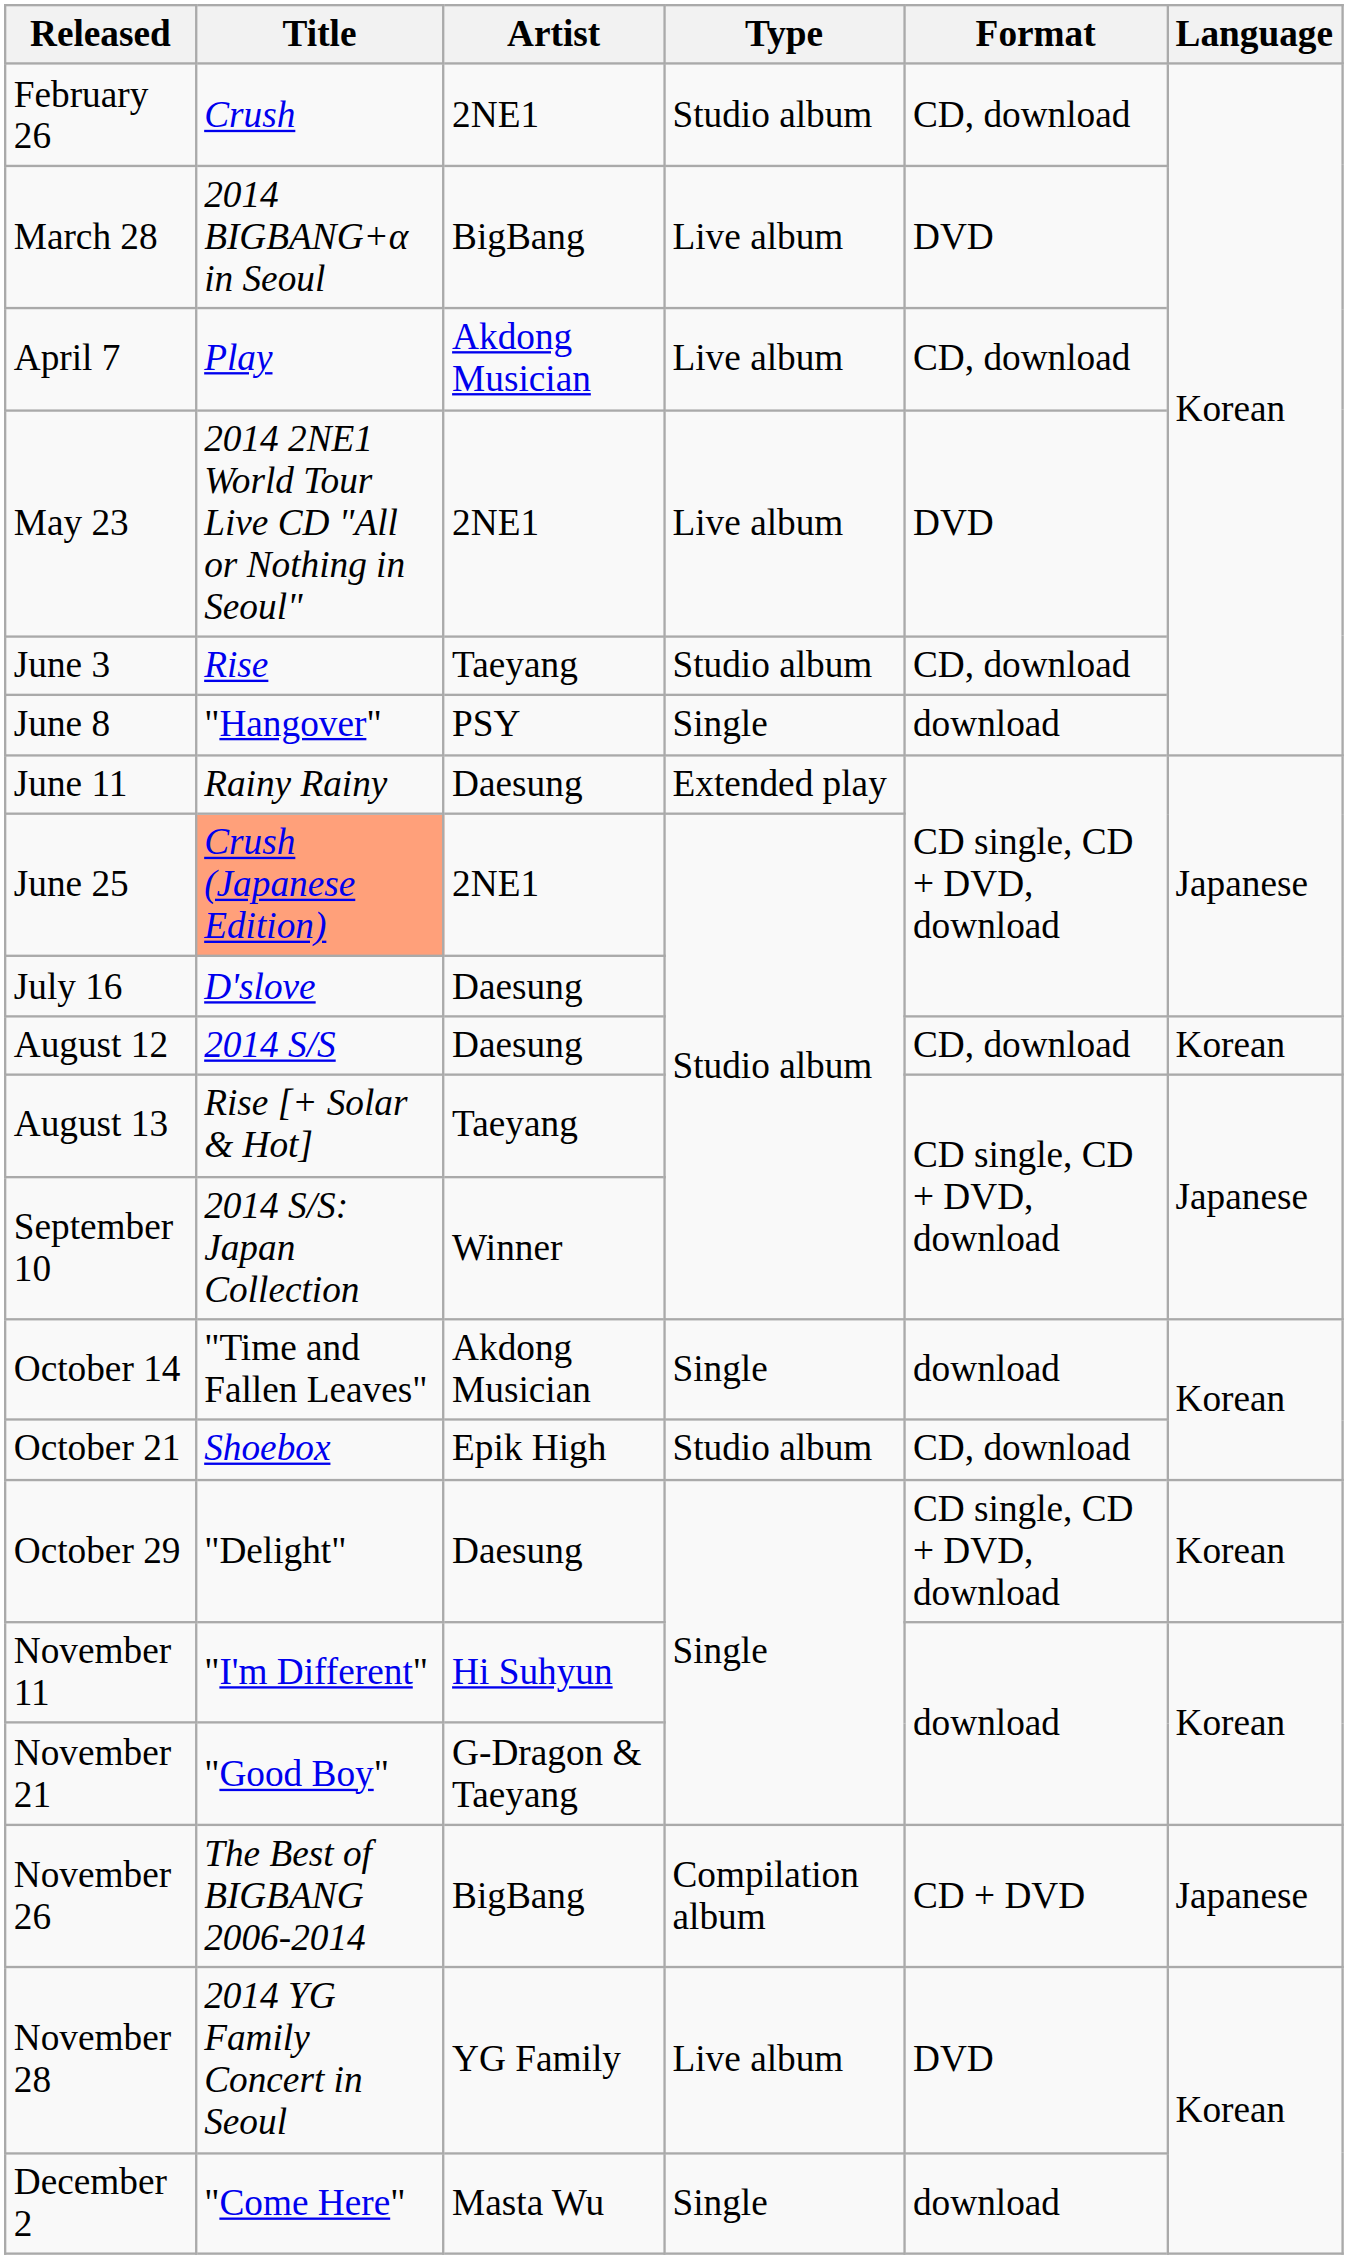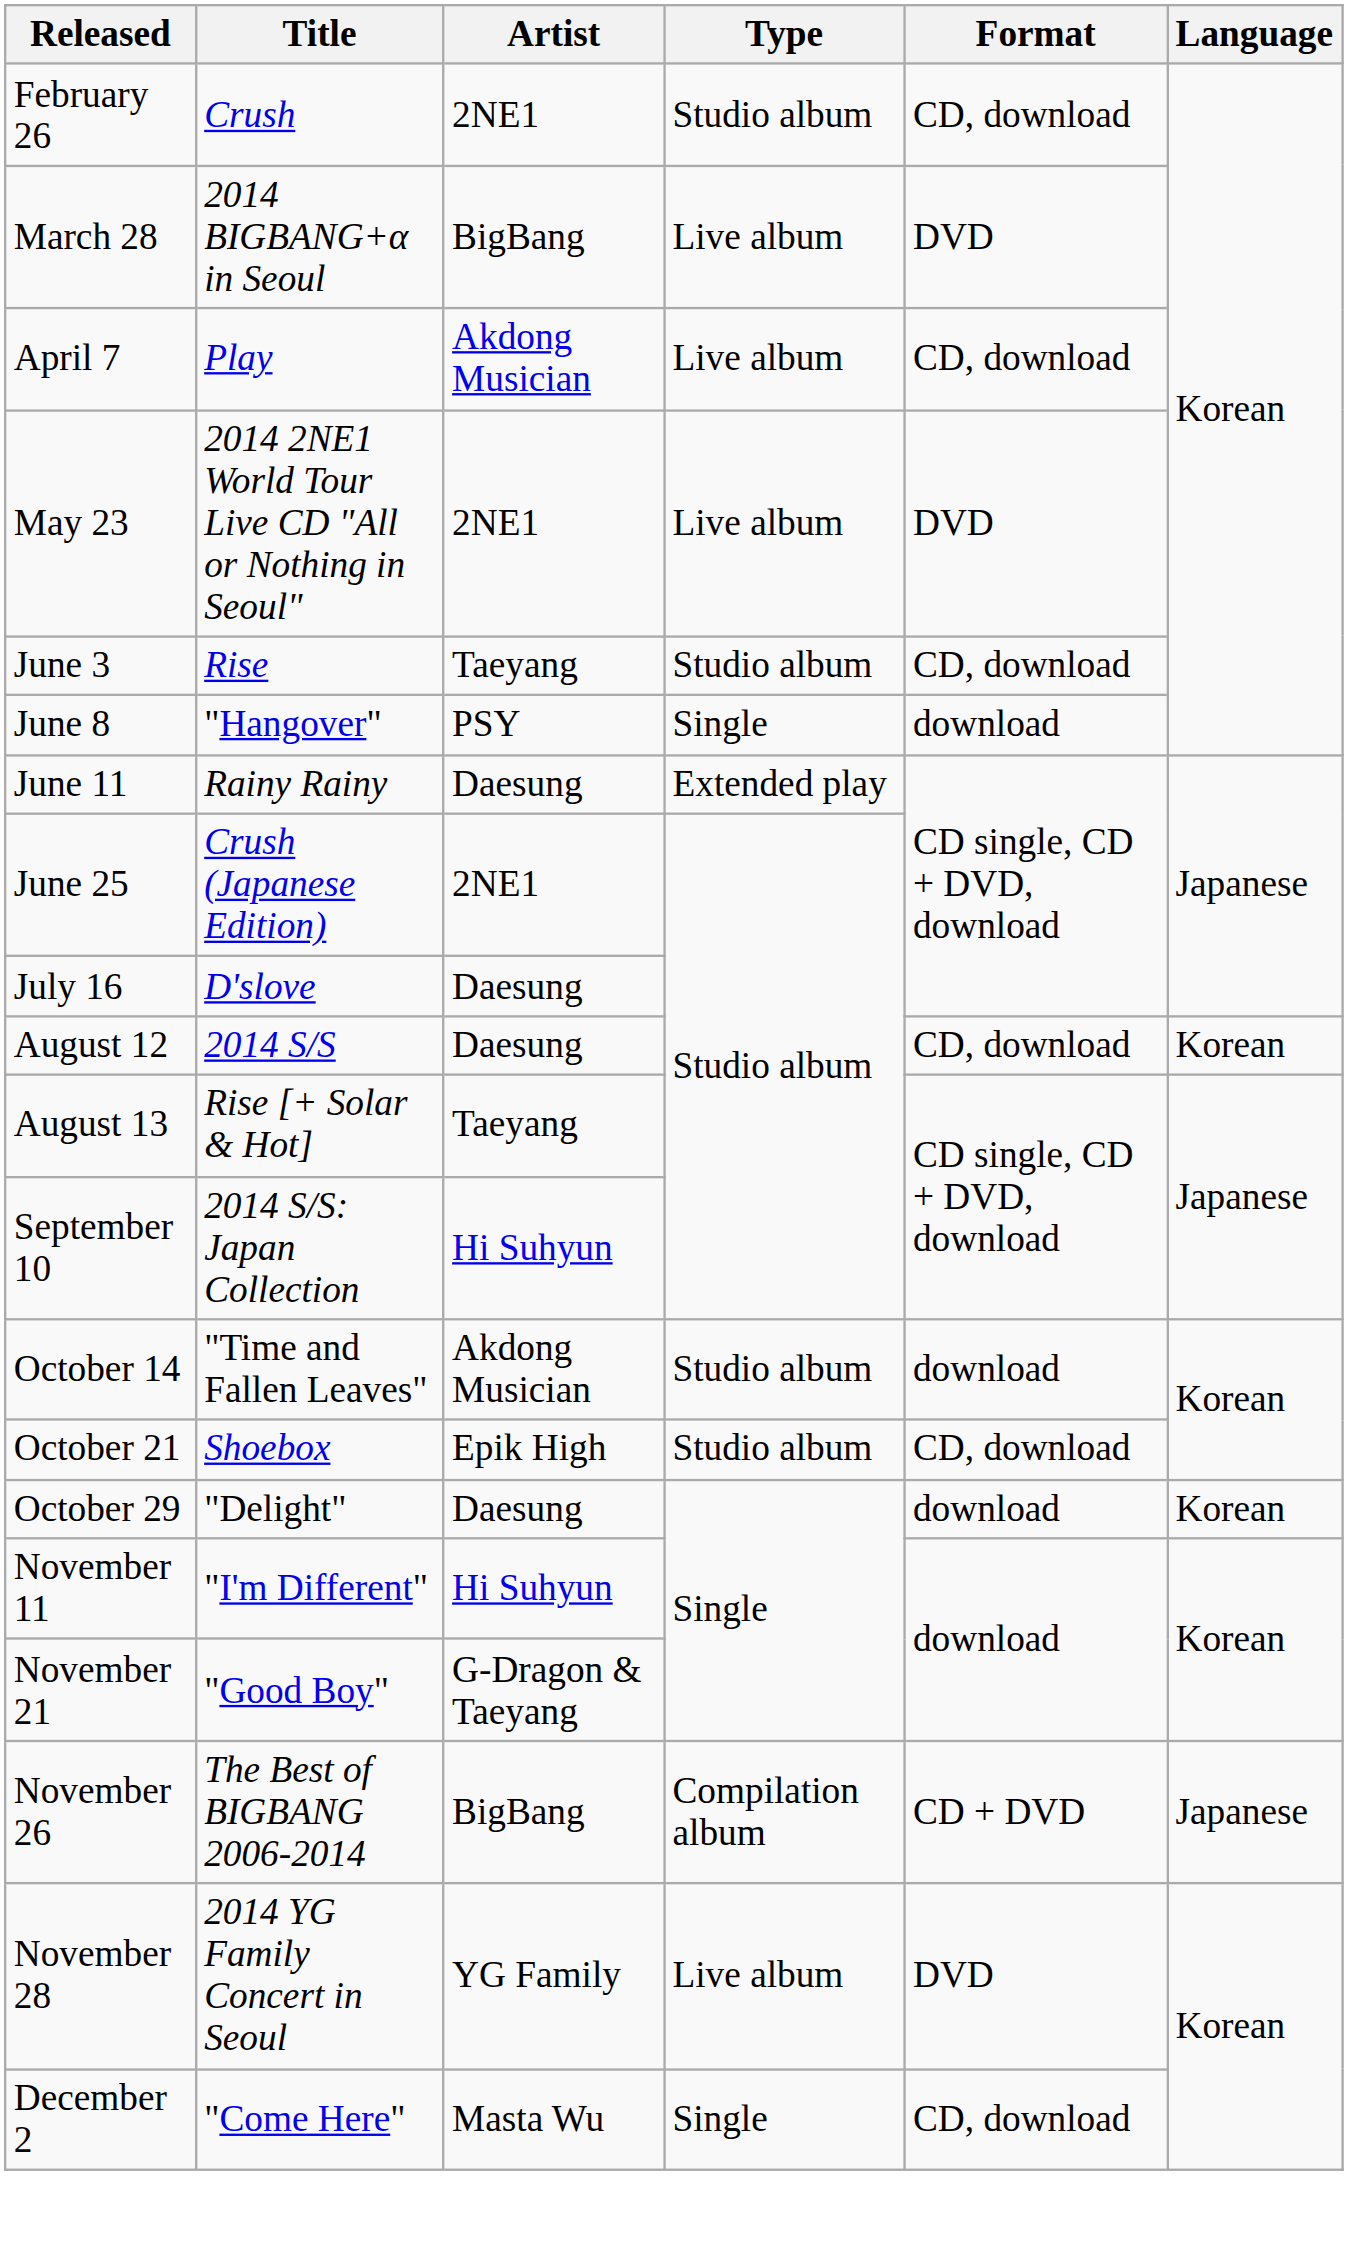(280, 884) lightsalmon background -> (280, 884) no background
(507, 1246) Winner -> (532, 1246) Hi Suhyun
(720, 1368) Single -> (772, 1368) Studio album
(1023, 1550) CD single, CD + DVD, download -> (986, 1508) download
(986, 2202) download -> (1022, 2118) CD, download
